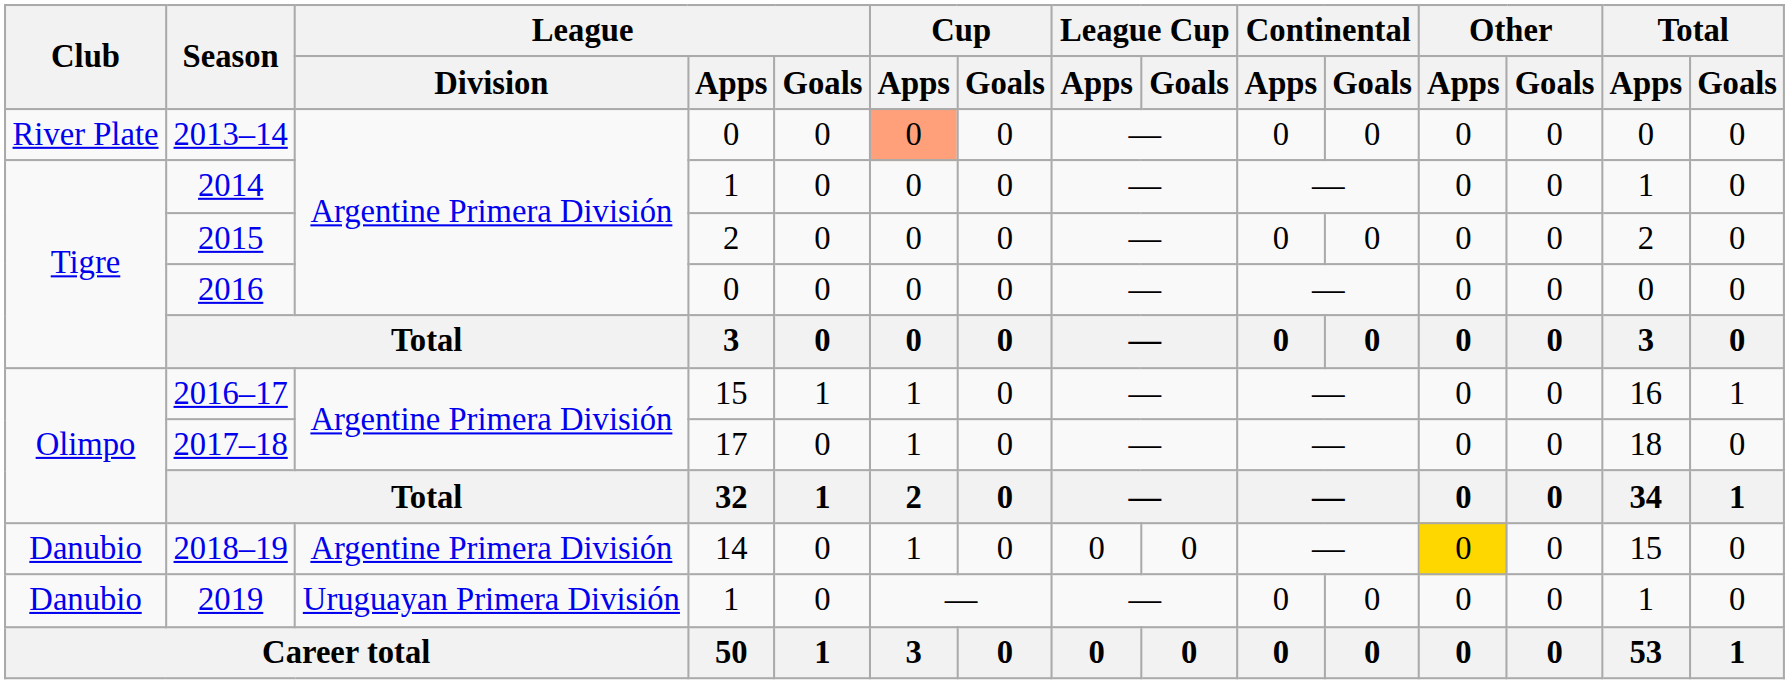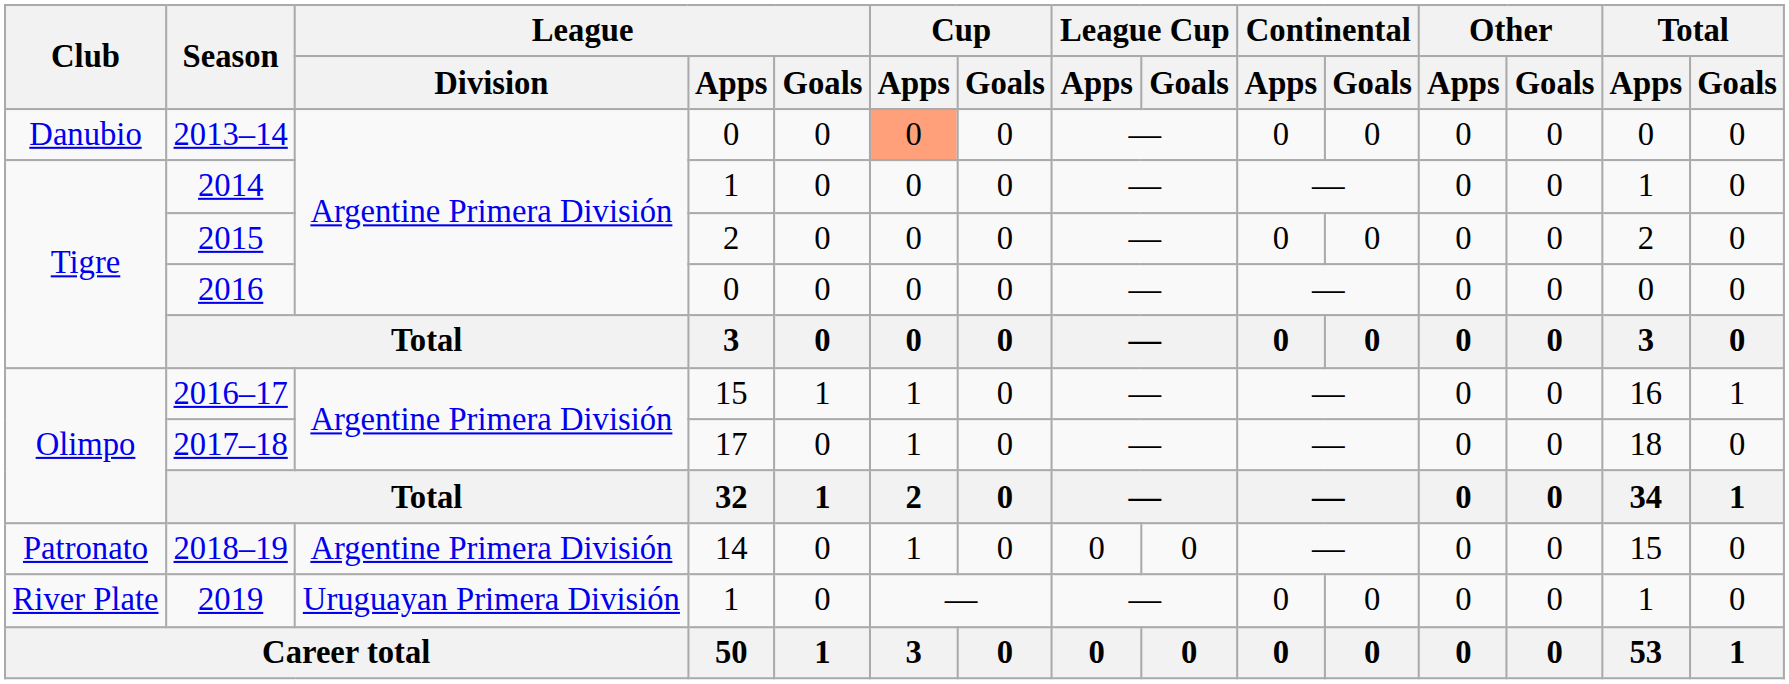(86, 133) River Plate -> (86, 133) Danubio
(86, 548) Danubio -> (86, 548) Patronato
(1463, 548) gold background -> (1463, 548) no background
(86, 599) Danubio -> (86, 599) River Plate
